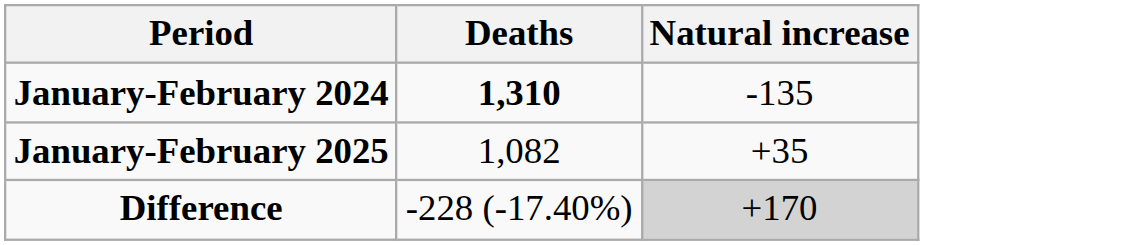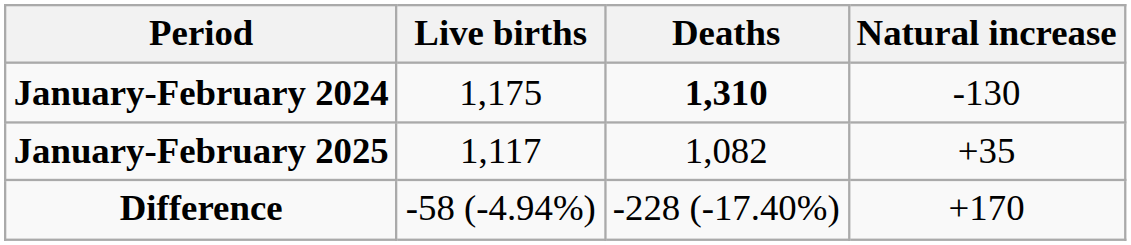+ column: (501, 33)
(780, 92) -135 -> (987, 92) -130
(780, 208) lightgrey background -> (987, 208) no background
